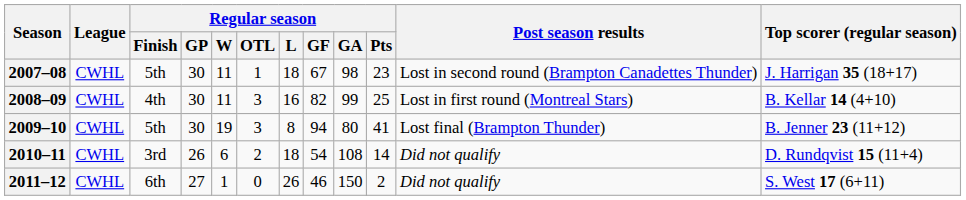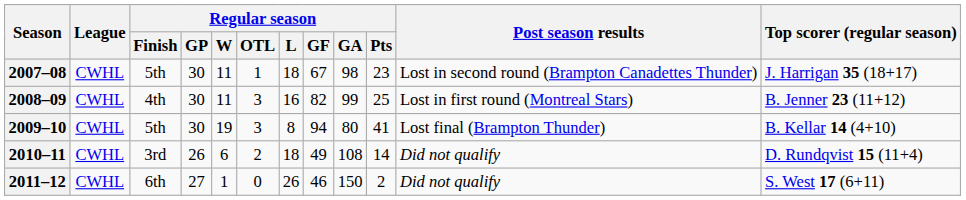(830, 100) B. Kellar 14 (4+10) -> (835, 100) B. Jenner 23 (11+12)
(835, 127) B. Jenner 23 (11+12) -> (830, 127) B. Kellar 14 (4+10)
(318, 154) 54 -> (318, 154) 49
